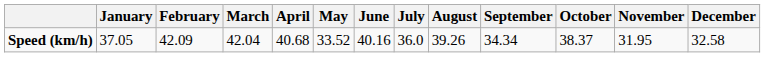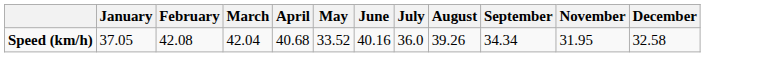- column: (585, 16)
(176, 39) 42.09 -> (176, 39) 42.08
